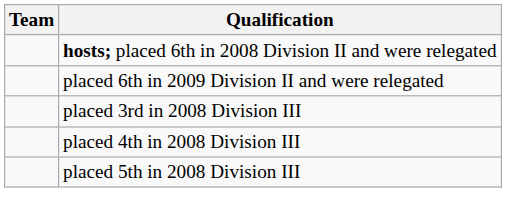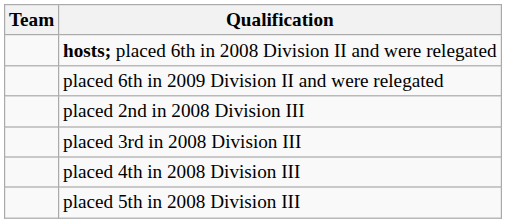+ row: (184, 111)
